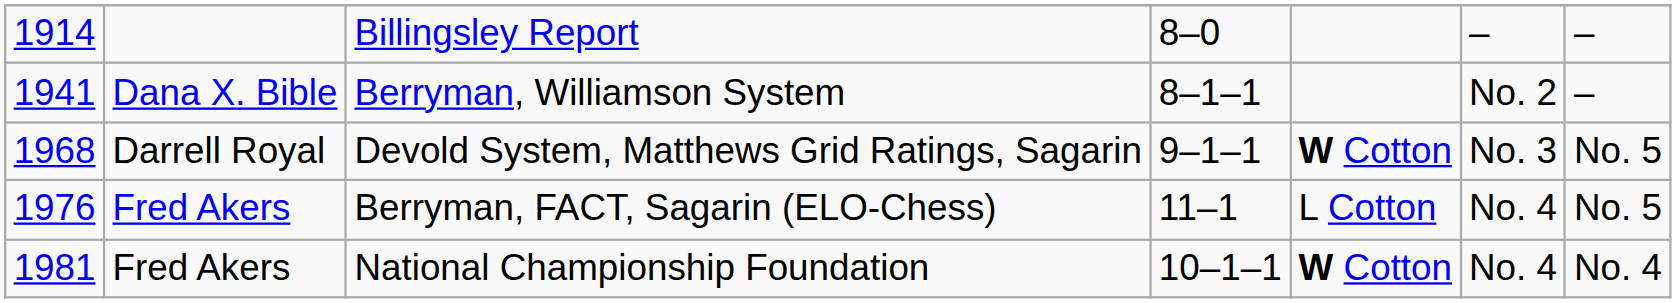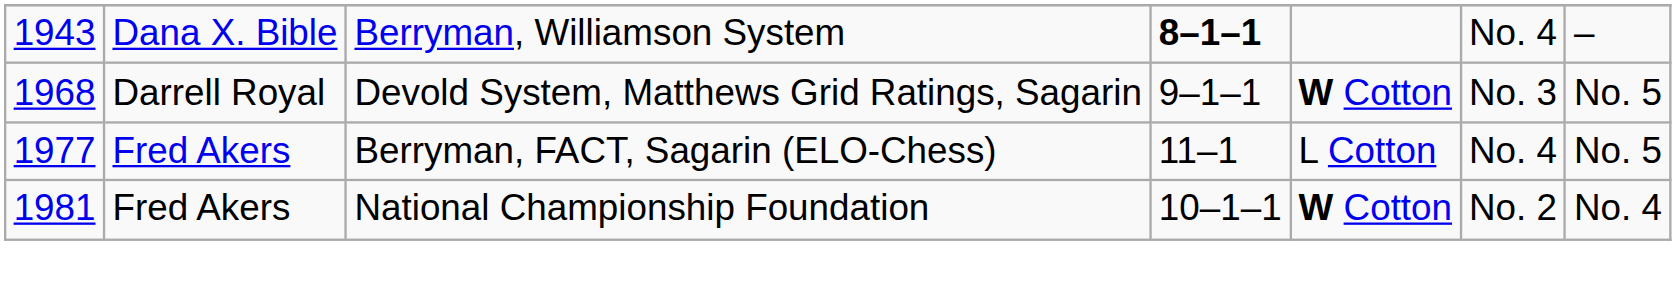- row: (497, 33)
(55, 92) 1941 -> (55, 33) 1943
(1210, 92) normal -> (1210, 33) bold
(1513, 92) No. 2 -> (1513, 33) No. 4
(55, 208) 1976 -> (55, 150) 1977
(1513, 267) No. 4 -> (1513, 208) No. 2
